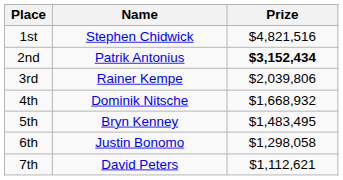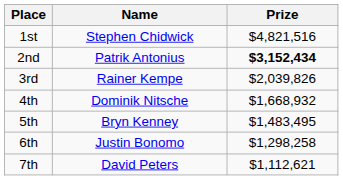(282, 79) $2,039,806 -> (282, 79) $2,039,826
(282, 143) $1,298,058 -> (282, 143) $1,298,258
